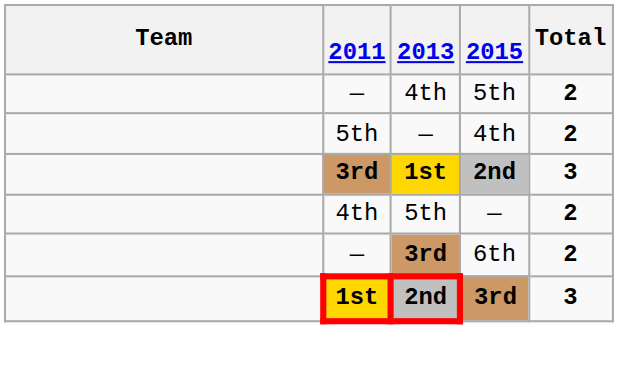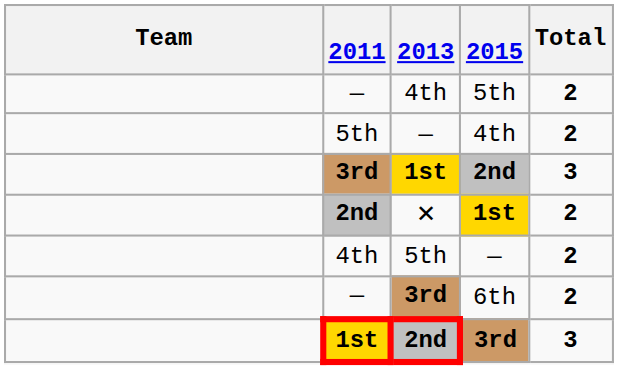+ row: (426, 216)
